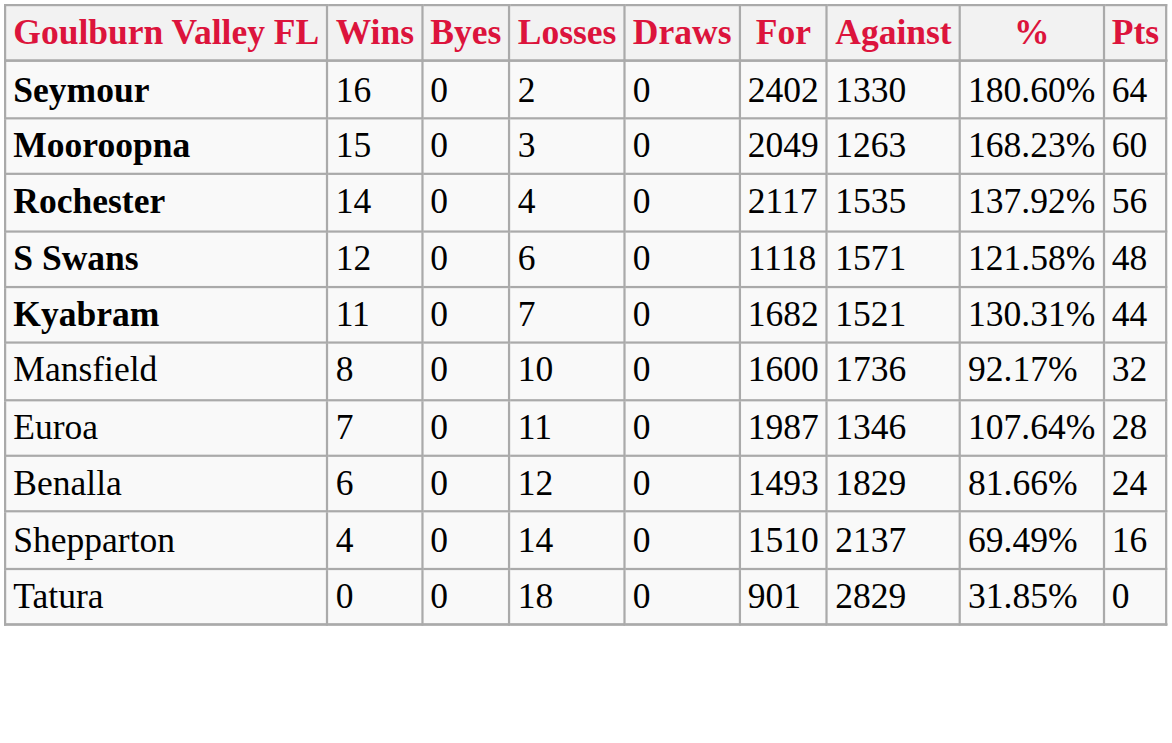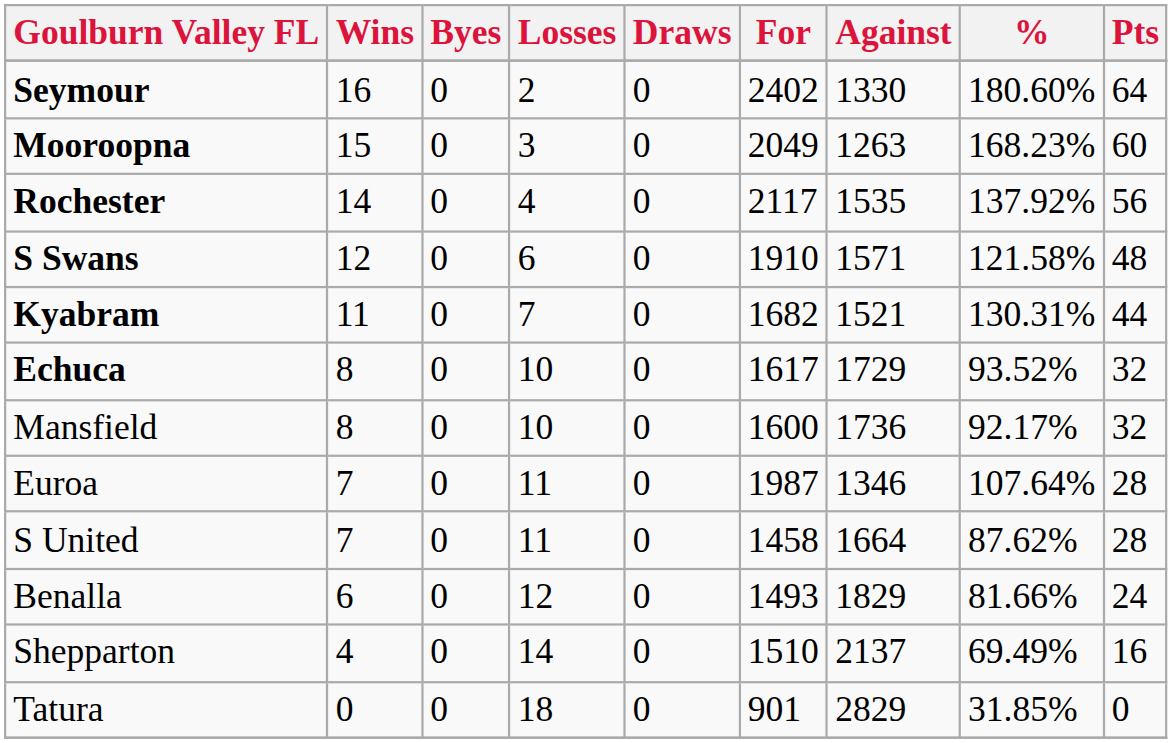(782, 257) 1118 -> (783, 257) 1910
+ row: (70, 370)
+ row: (76, 539)
